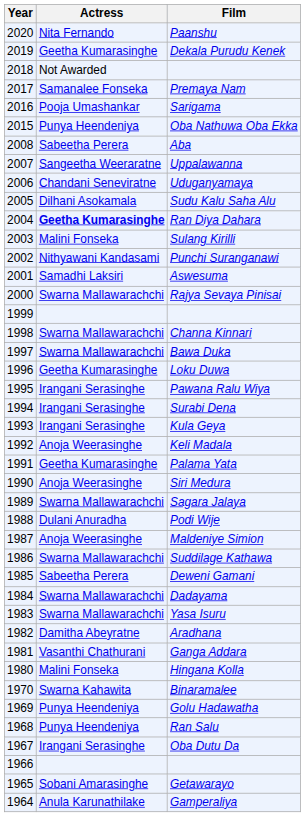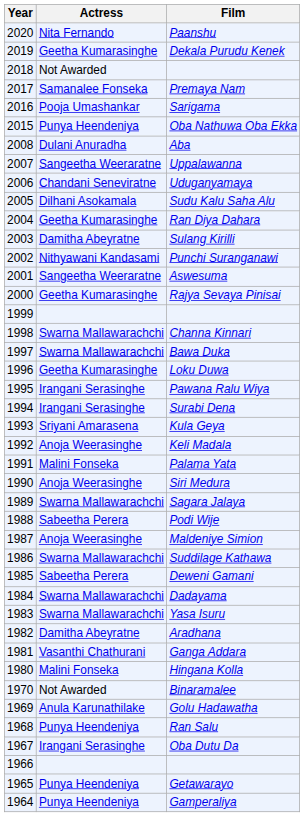(84, 145) Sabeetha Perera -> (83, 145) Dulani Anuradha
(102, 220) bold -> (98, 220) normal
(79, 239) Malini Fonseka -> (89, 239) Damitha Abeyratne
(81, 276) Samadhi Laksiri -> (100, 276) Sangeetha Weeraratne
(101, 295) Swarna Mallawarachchi -> (98, 295) Geetha Kumarasinghe
(92, 426) Irangani Serasinghe -> (89, 426) Sriyani Amarasena
(98, 464) Geetha Kumarasinghe -> (79, 464) Malini Fonseka
(83, 520) Dulani Anuradha -> (84, 520) Sabeetha Perera
(85, 689) Swarna Kahawita -> (73, 689) Not Awarded
(89, 708) Punya Heendeniya -> (92, 708) Anula Karunathilake
(94, 783) Sobani Amarasinghe -> (89, 783) Punya Heendeniya
(92, 802) Anula Karunathilake -> (89, 802) Punya Heendeniya
